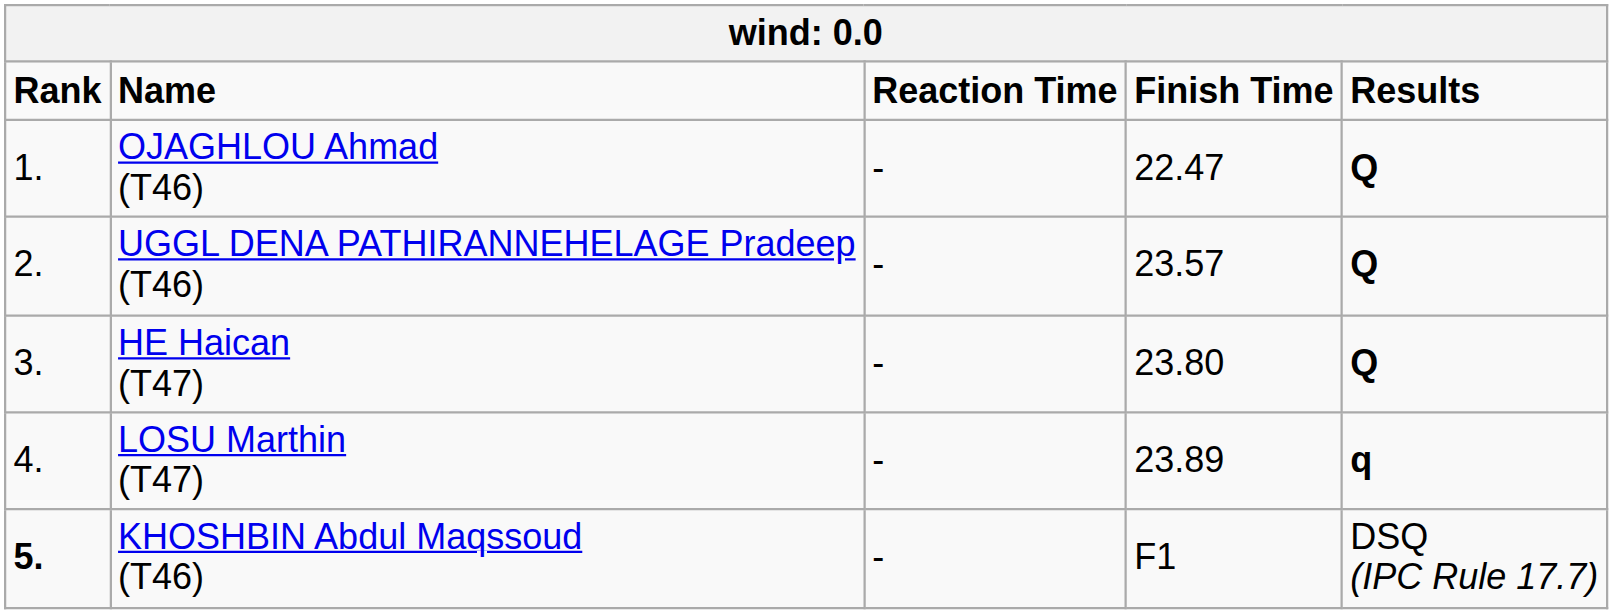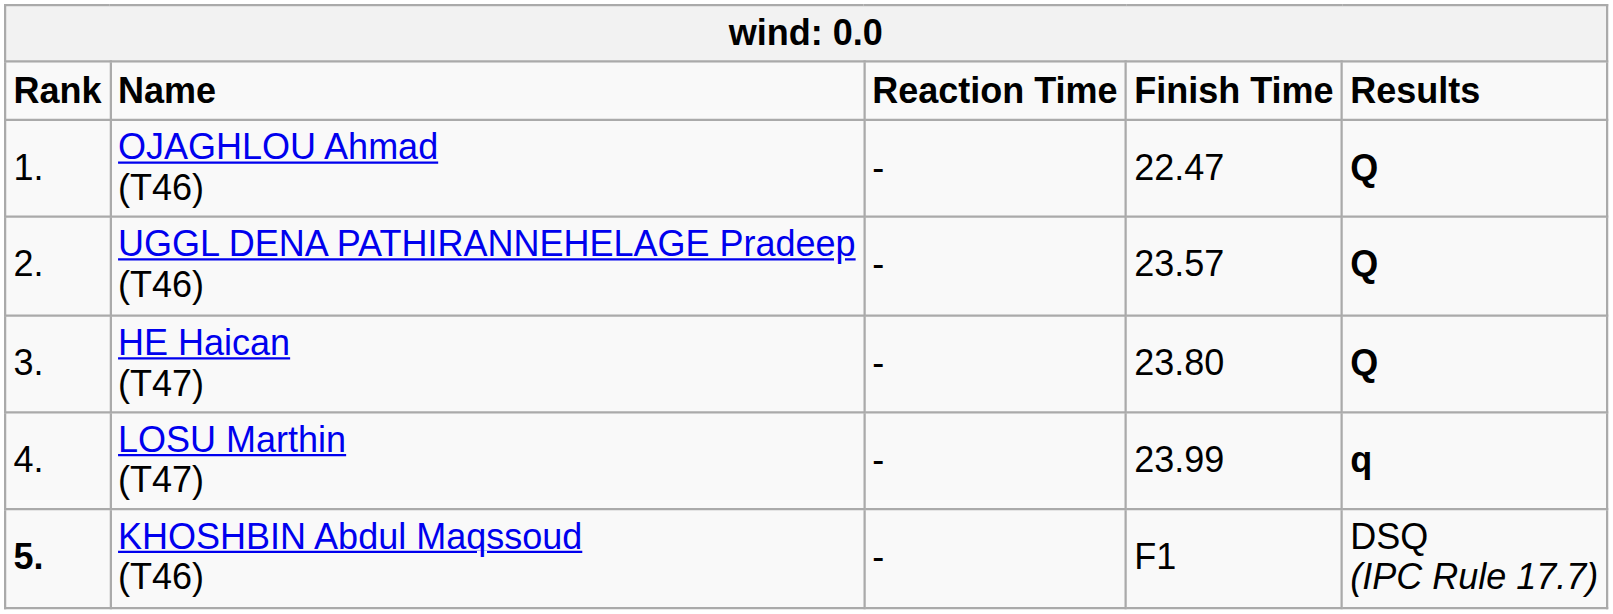(1179, 460) 23.89 -> (1179, 460) 23.99
